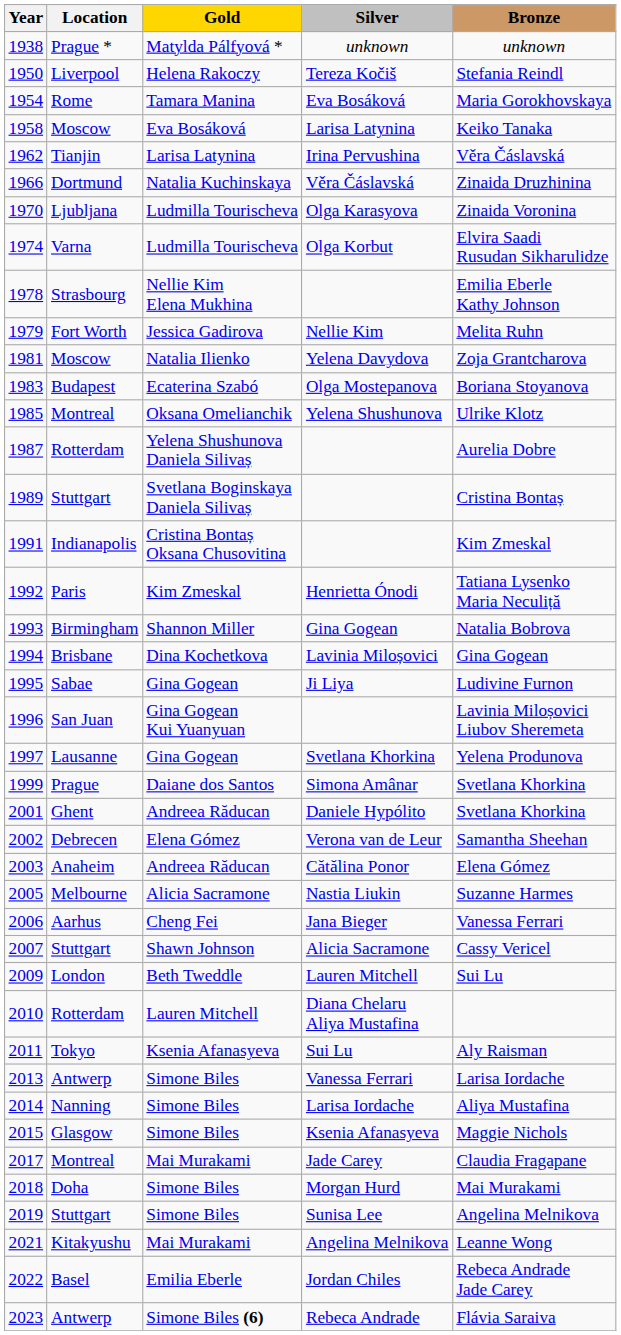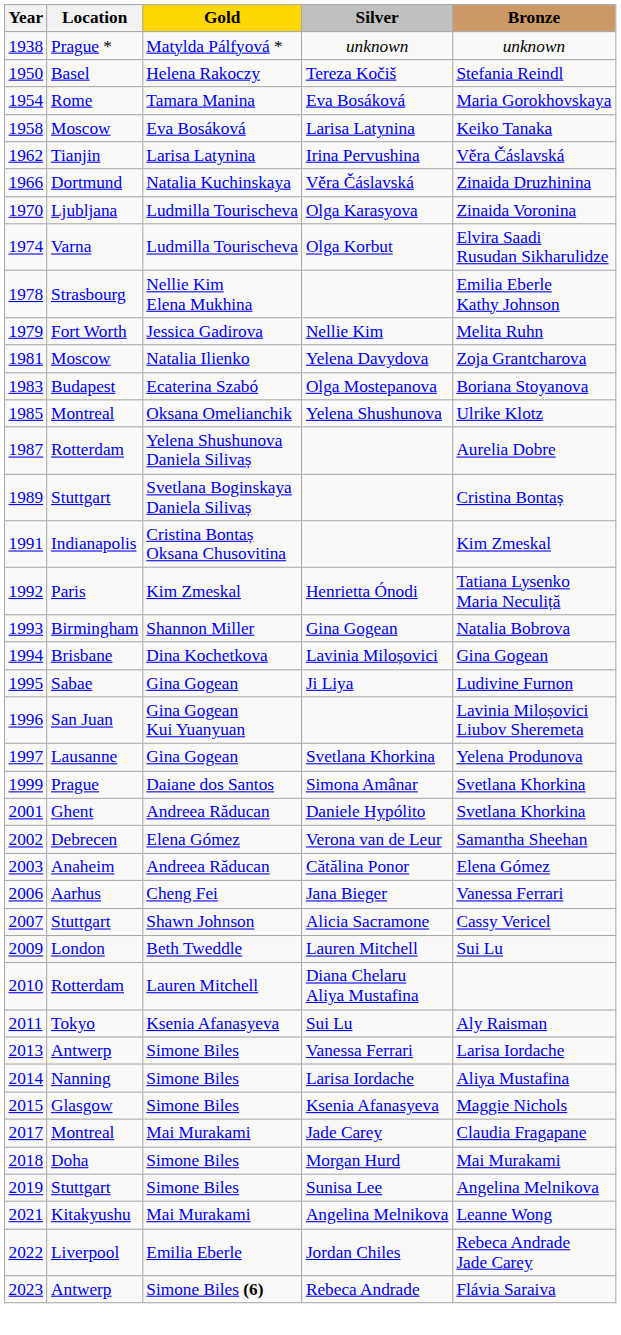(85, 73) Liverpool -> (70, 73) Basel
- row: (26, 894)
(70, 1279) Basel -> (85, 1252) Liverpool
